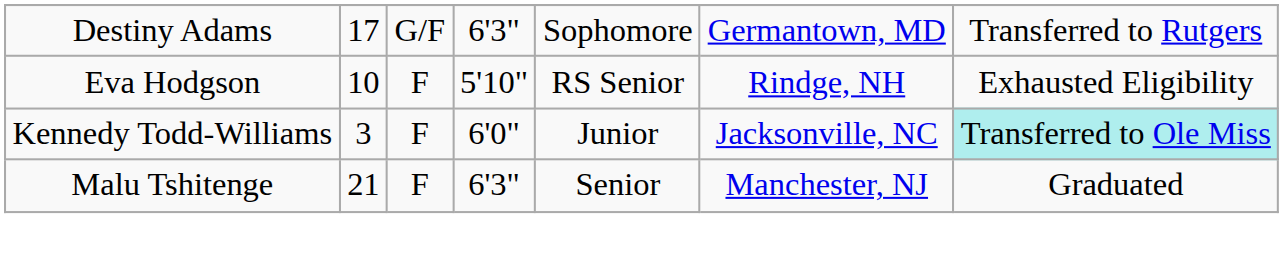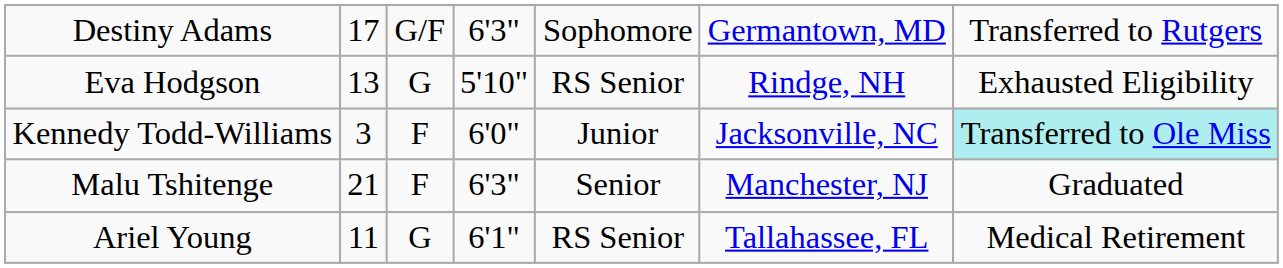(363, 81) 10 -> (363, 81) 13
(420, 81) F -> (420, 81) G
+ row: (172, 236)
